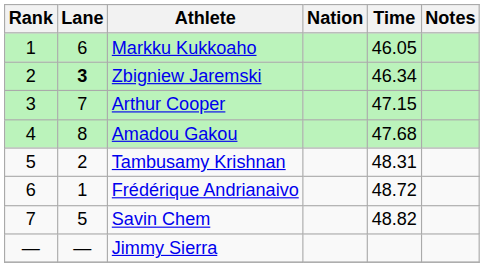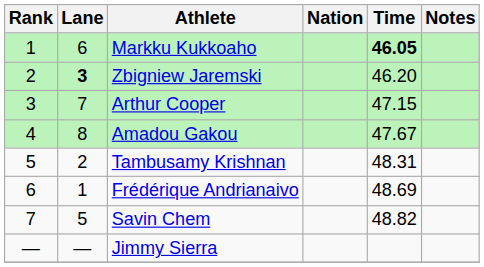(394, 47) normal -> (394, 47) bold
(394, 76) 46.34 -> (394, 76) 46.20
(394, 133) 47.68 -> (394, 133) 47.67
(394, 190) 48.72 -> (394, 190) 48.69
